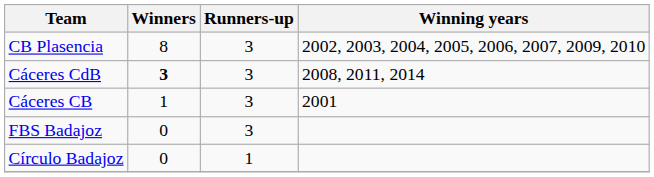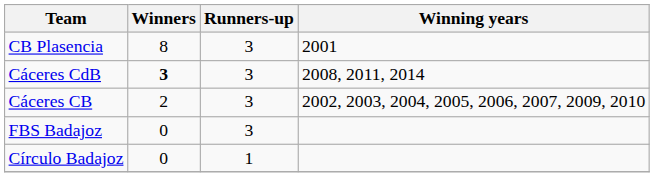(474, 46) 2002, 2003, 2004, 2005, 2006, 2007, 2009, 2010 -> (320, 46) 2001
(164, 102) 1 -> (164, 102) 2
(320, 102) 2001 -> (474, 102) 2002, 2003, 2004, 2005, 2006, 2007, 2009, 2010
